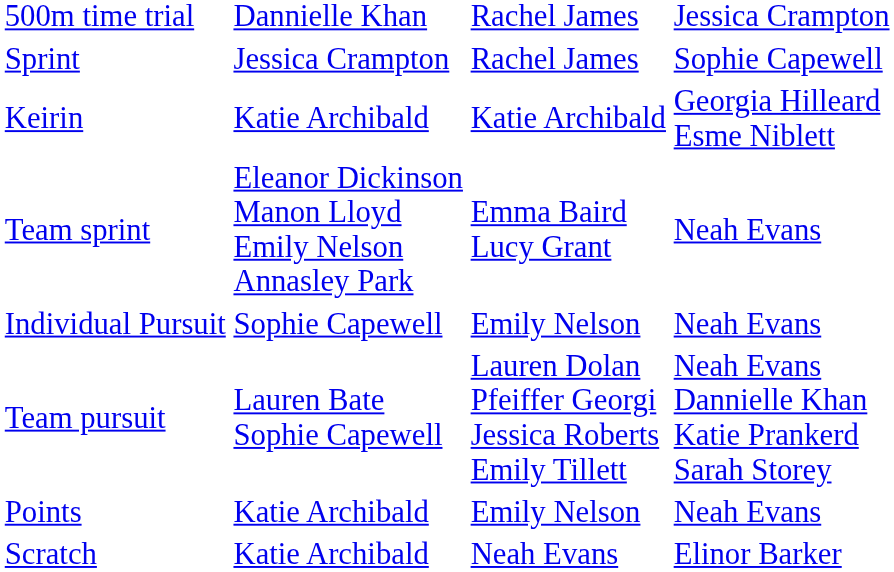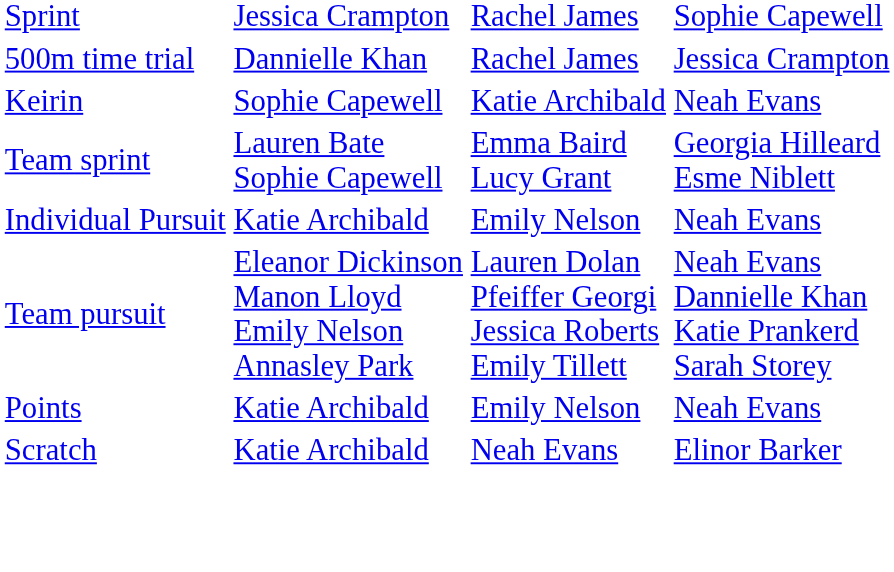rows swapped: (99, 16) <-> (42, 58)
(331, 118) Katie Archibald -> (338, 100) Sophie Capewell
(777, 118) Georgia Hilleard Esme Niblett -> (747, 100) Neah Evans
(348, 229) Eleanor Dickinson Manon Lloyd Emily Nelson Annasley Park -> (338, 160) Lauren Bate Sophie Capewell
(747, 229) Neah Evans -> (777, 160) Georgia Hilleard Esme Niblett
(338, 323) Sophie Capewell -> (331, 219) Katie Archibald
(338, 417) Lauren Bate Sophie Capewell -> (348, 314) Eleanor Dickinson Manon Lloyd Emily Nelson Annasley Park
